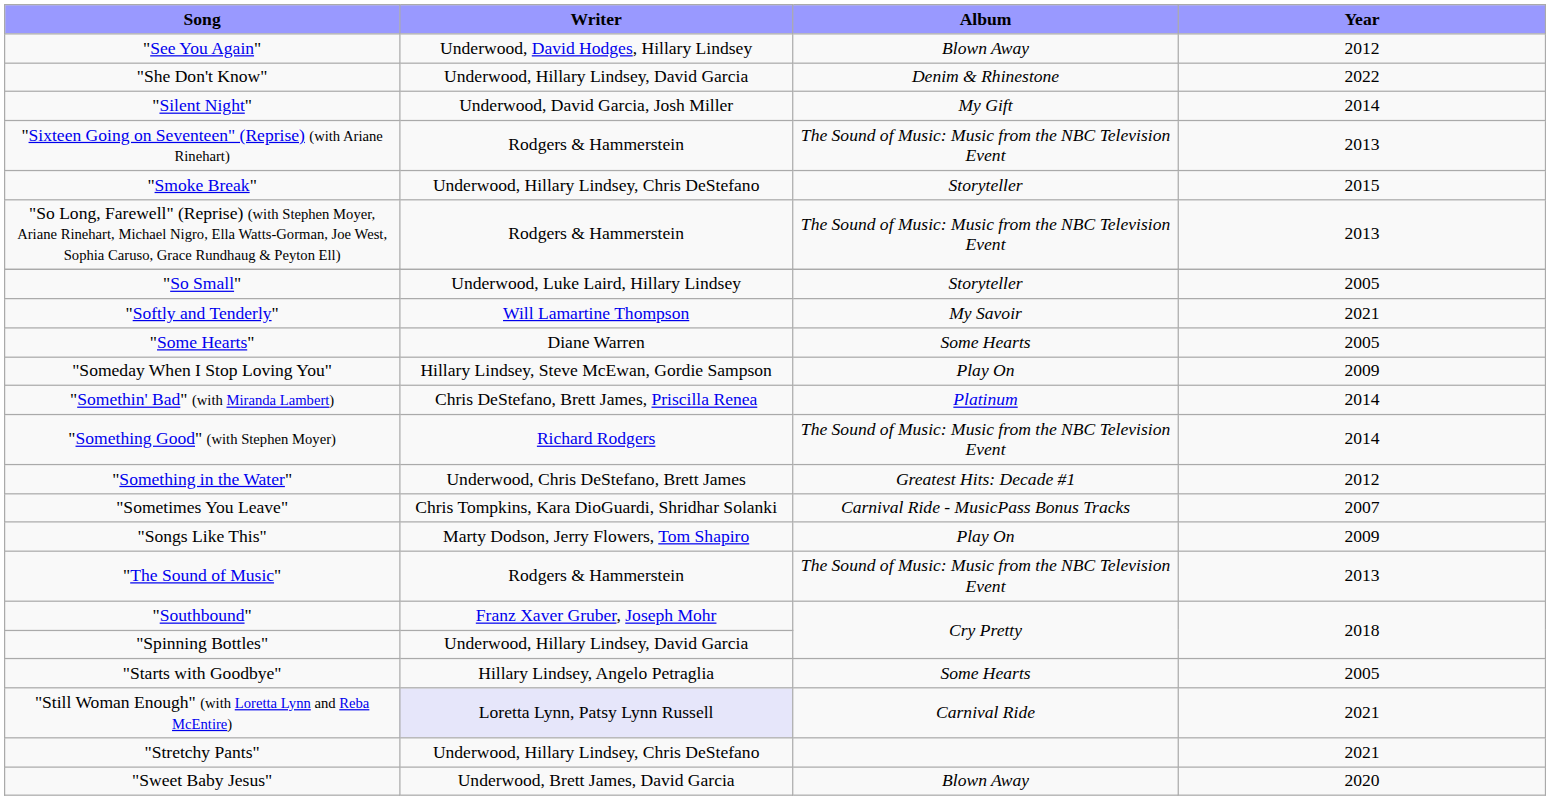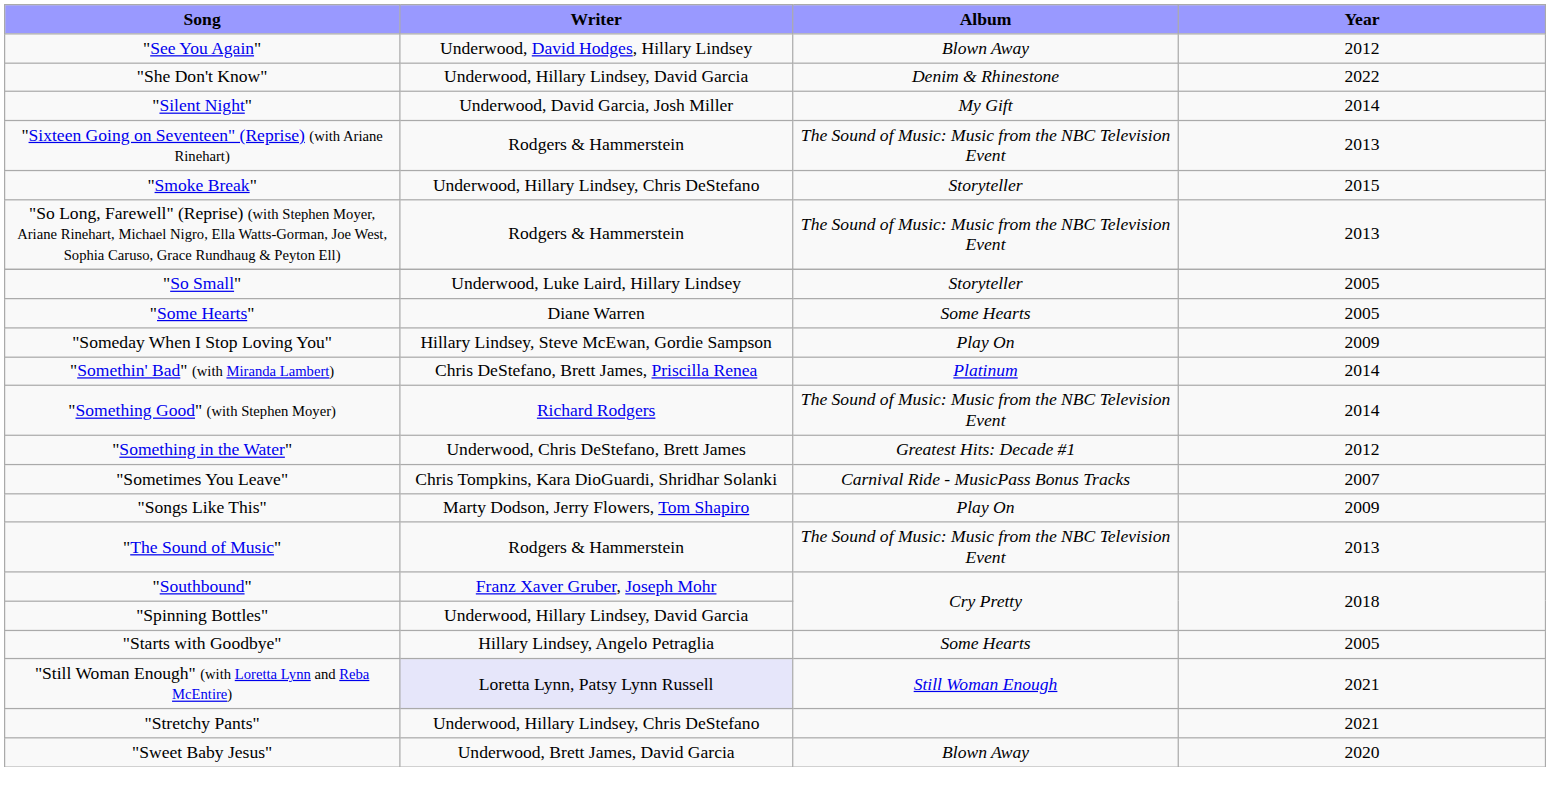- row: (202, 313)
(986, 712) Carnival Ride -> (986, 683) Still Woman Enough
